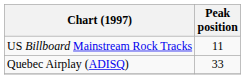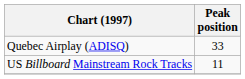rows swapped: (68, 64) <-> (100, 45)
